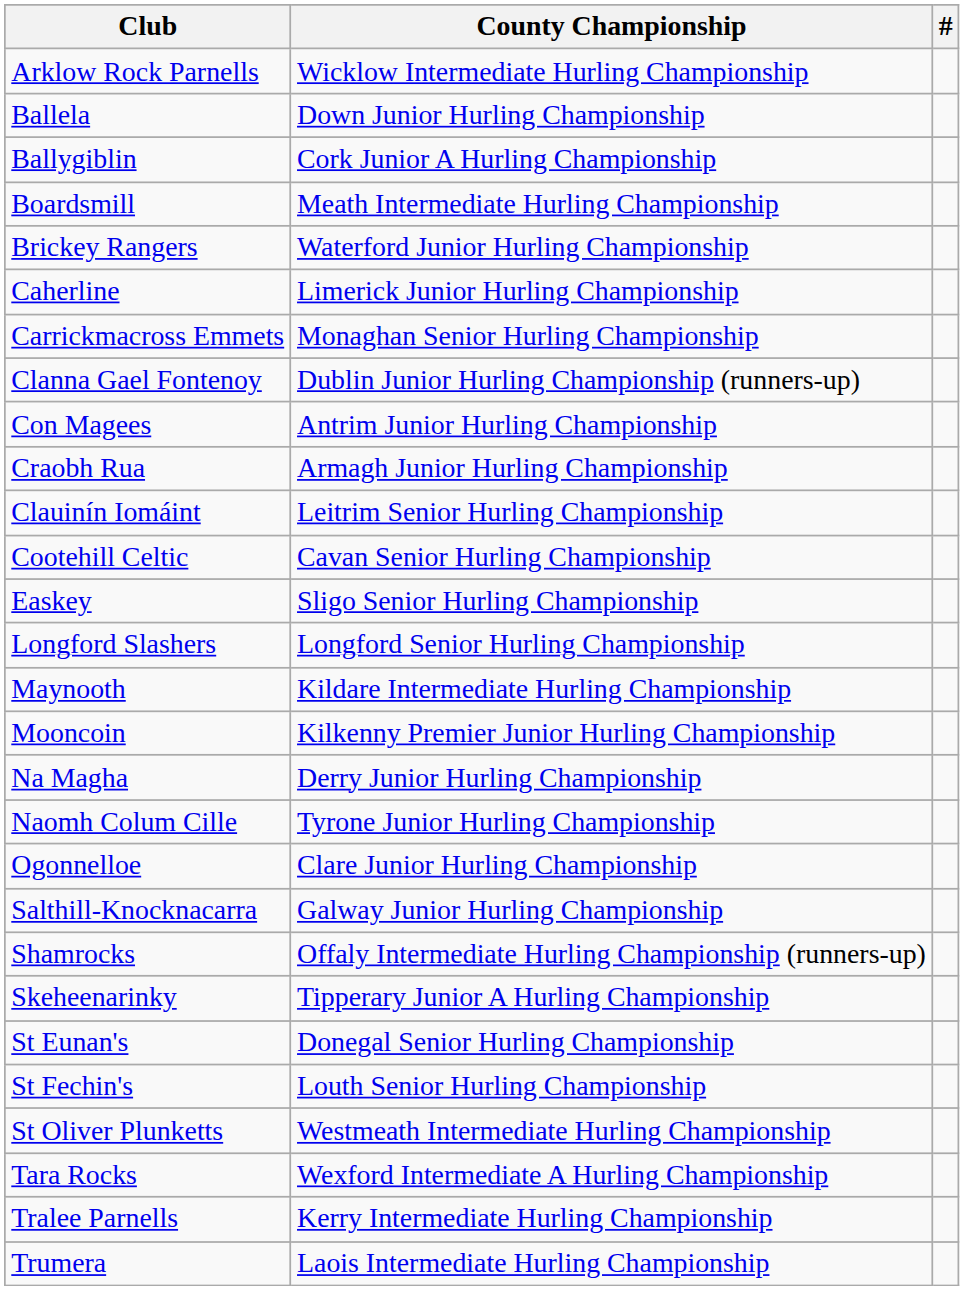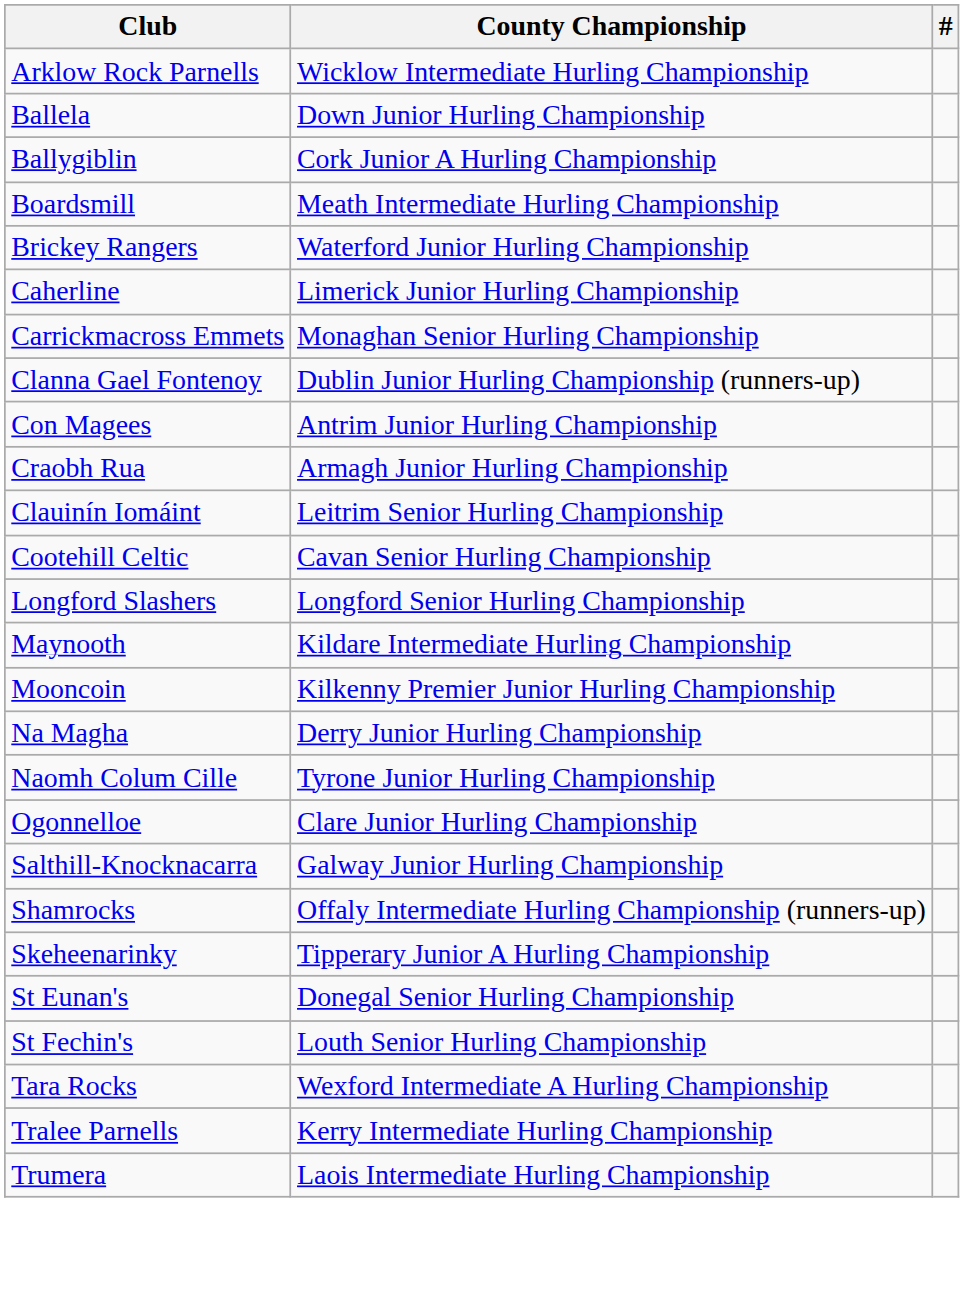- row: (51, 600)
- row: (117, 1130)
